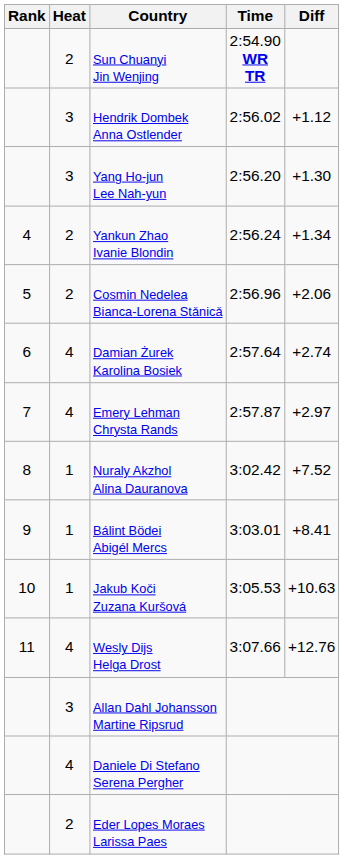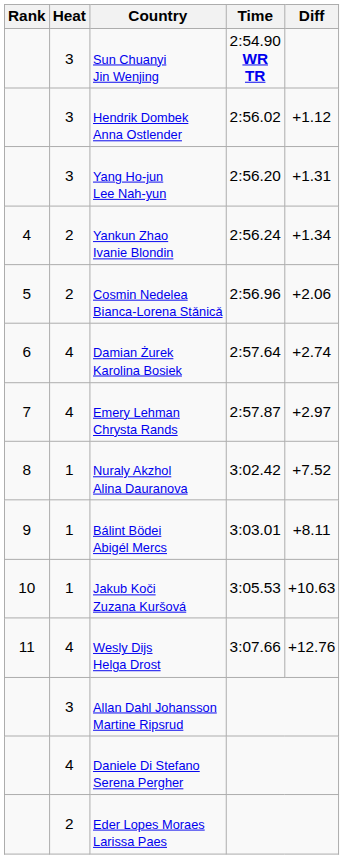(69, 58) 2 -> (69, 58) 3
(312, 176) +1.30 -> (312, 176) +1.31
(312, 529) +8.41 -> (312, 529) +8.11
